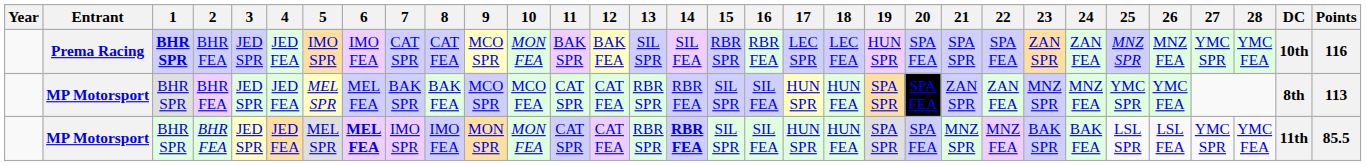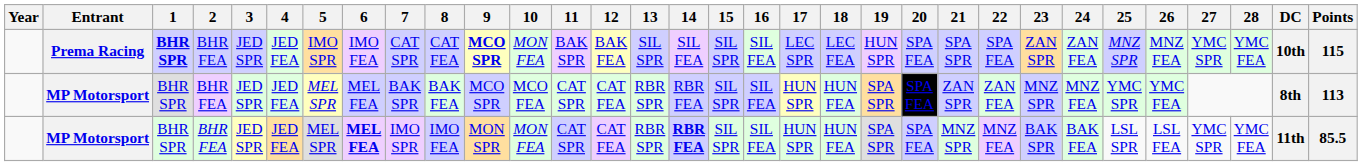(486, 51) normal -> (487, 51) bold
(726, 51) RBR SPR -> (726, 51) SIL SPR
(764, 51) RBR FEA -> (761, 51) SIL FEA
(1336, 51) 116 -> (1333, 51) 115
